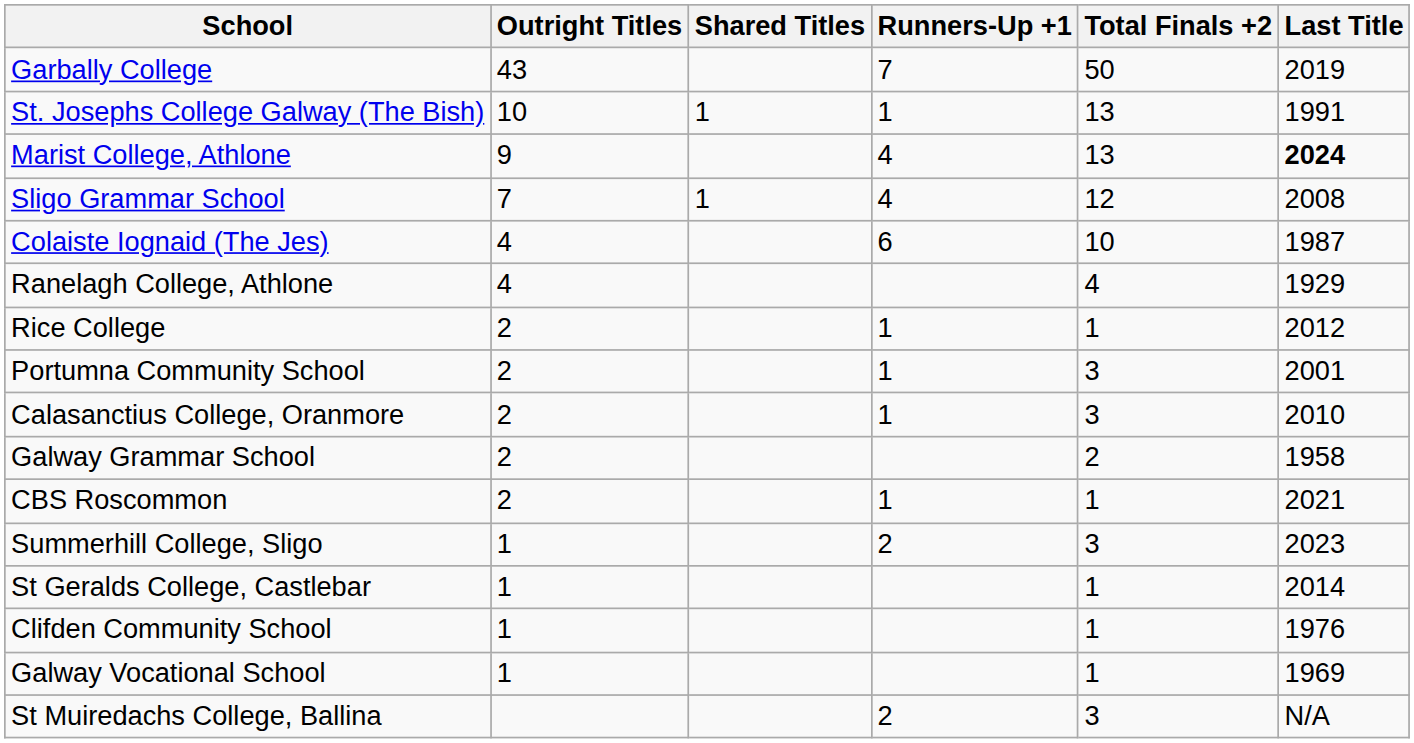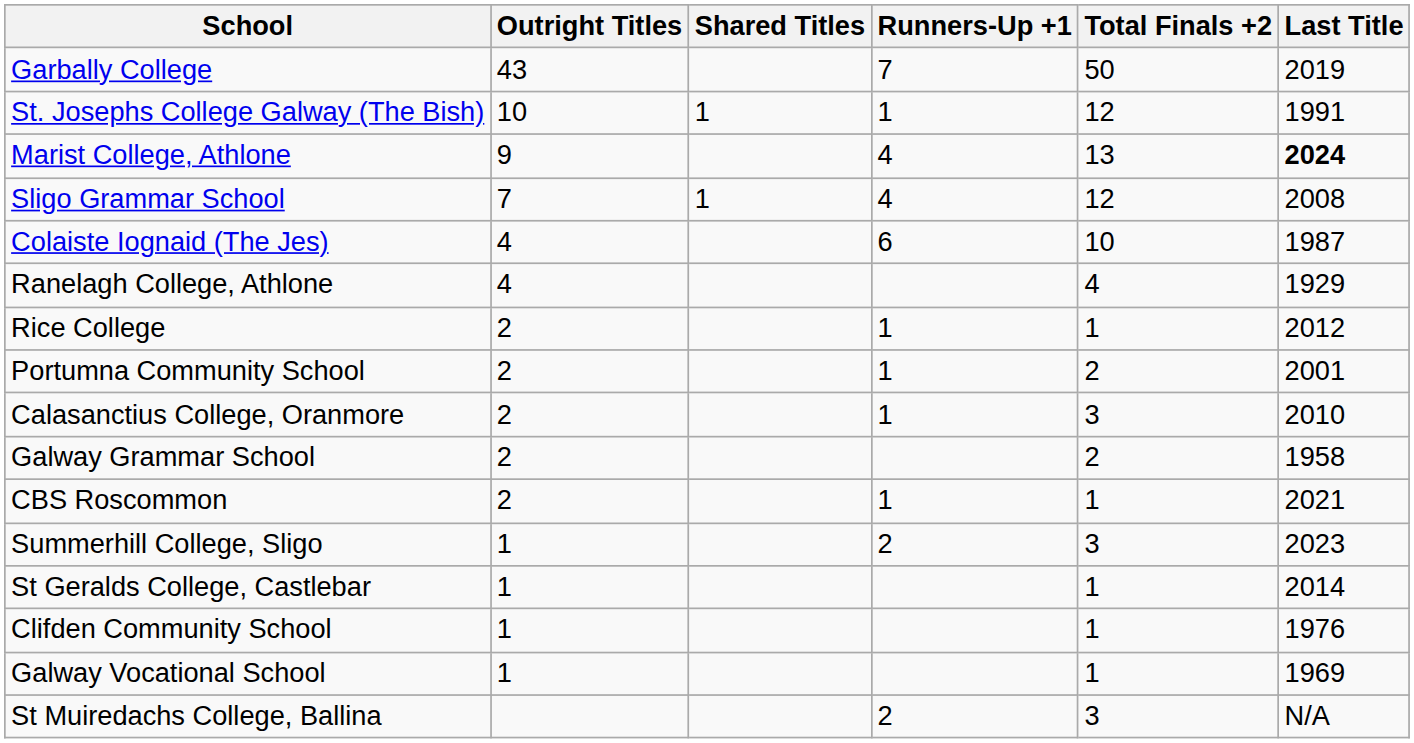(1100, 112) 13 -> (1100, 112) 12
(1092, 371) 3 -> (1092, 371) 2
